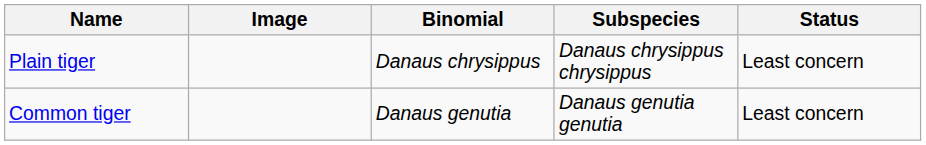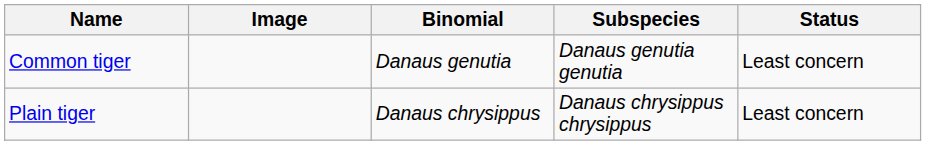rows swapped: (70, 113) <-> (52, 61)
